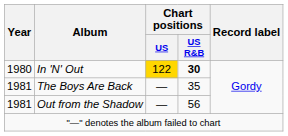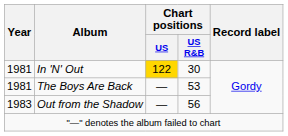(19, 69) 1980 -> (19, 69) 1981
(194, 69) bold -> (194, 69) normal
(194, 86) 35 -> (194, 86) 53
(19, 104) 1981 -> (19, 104) 1983
